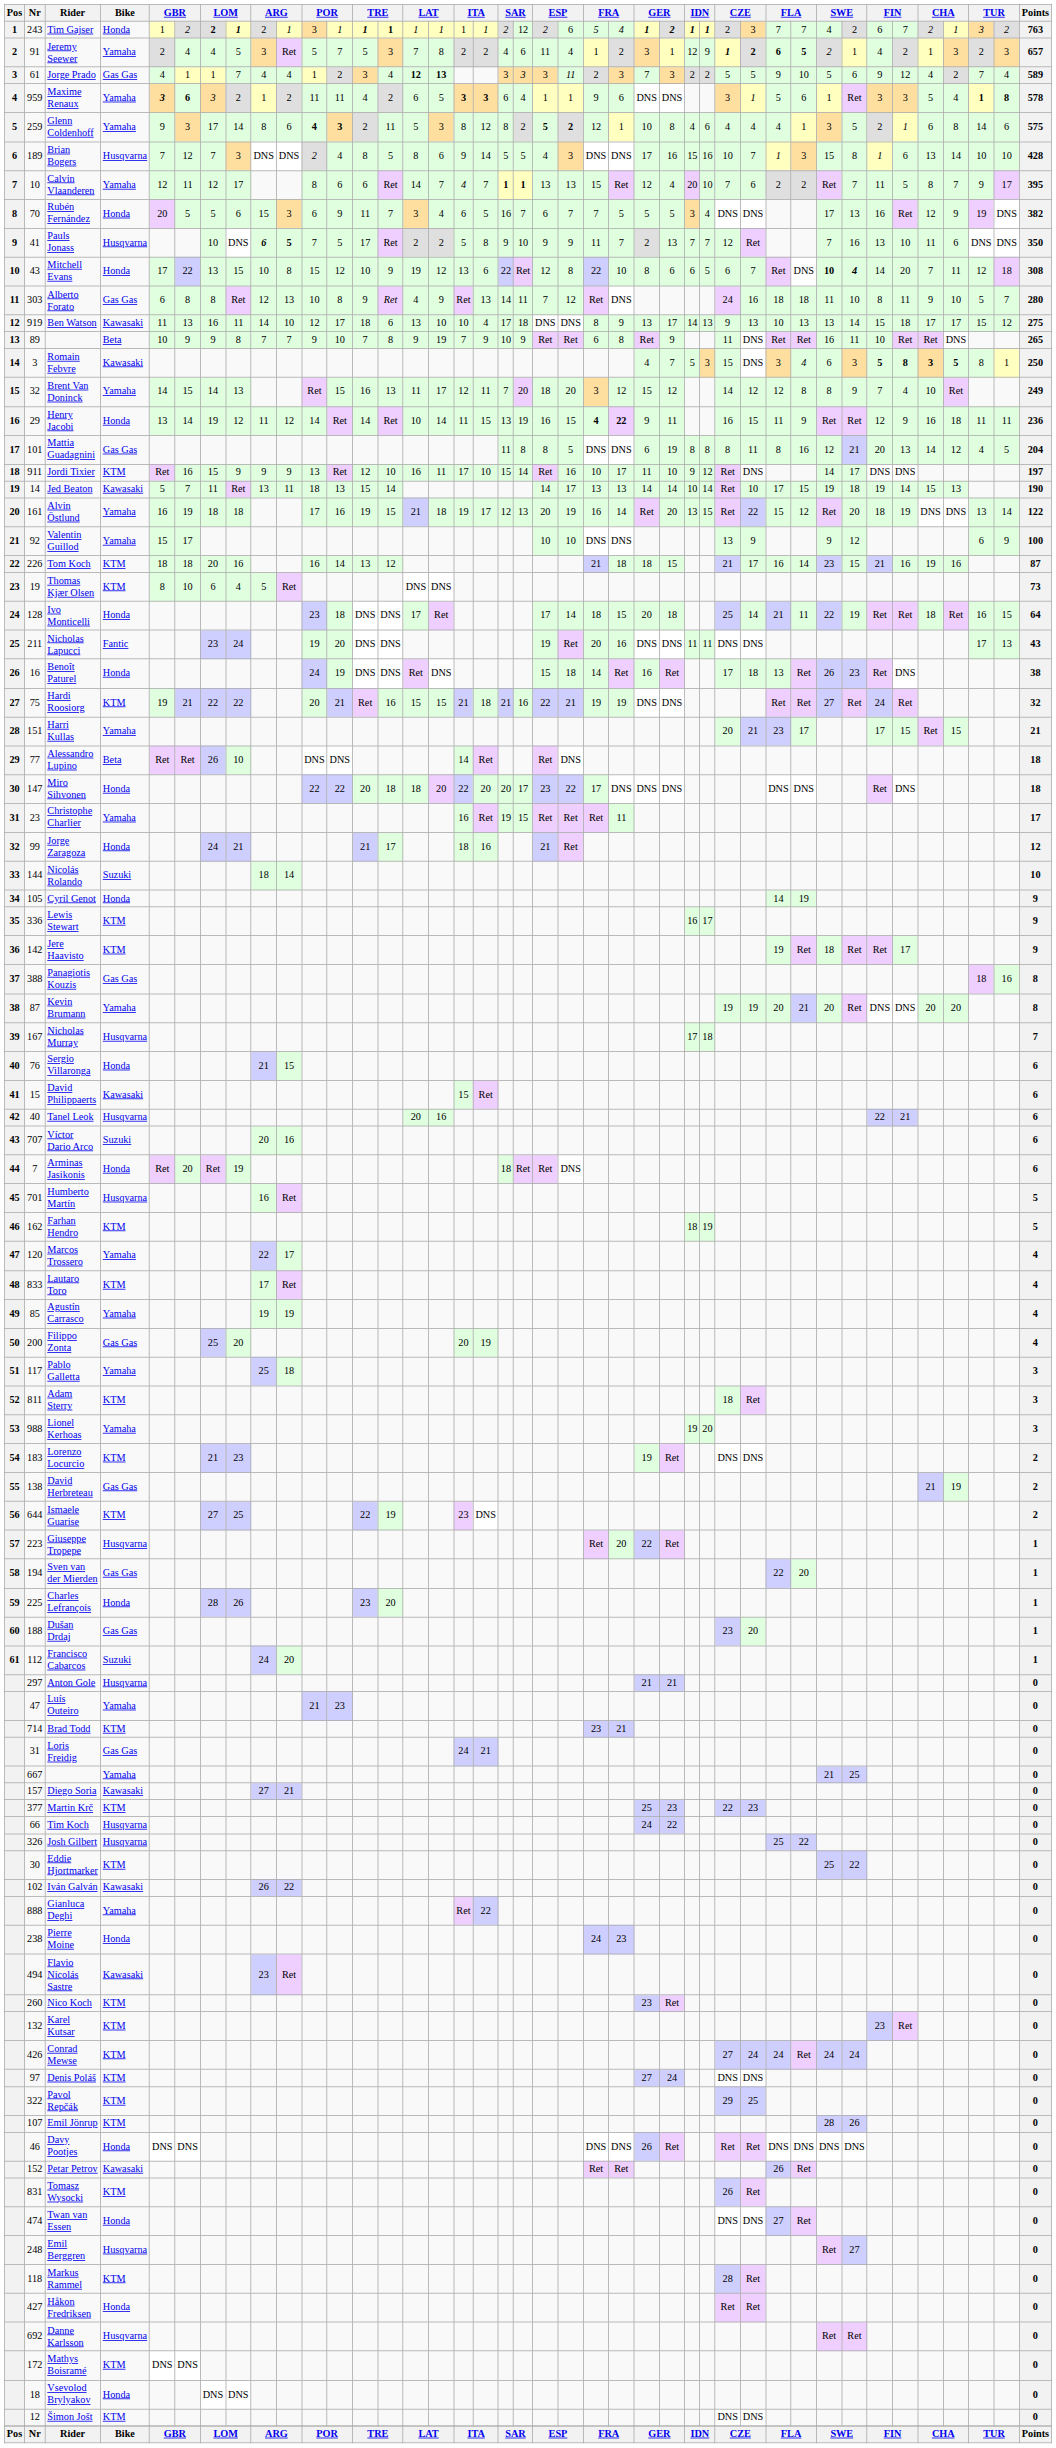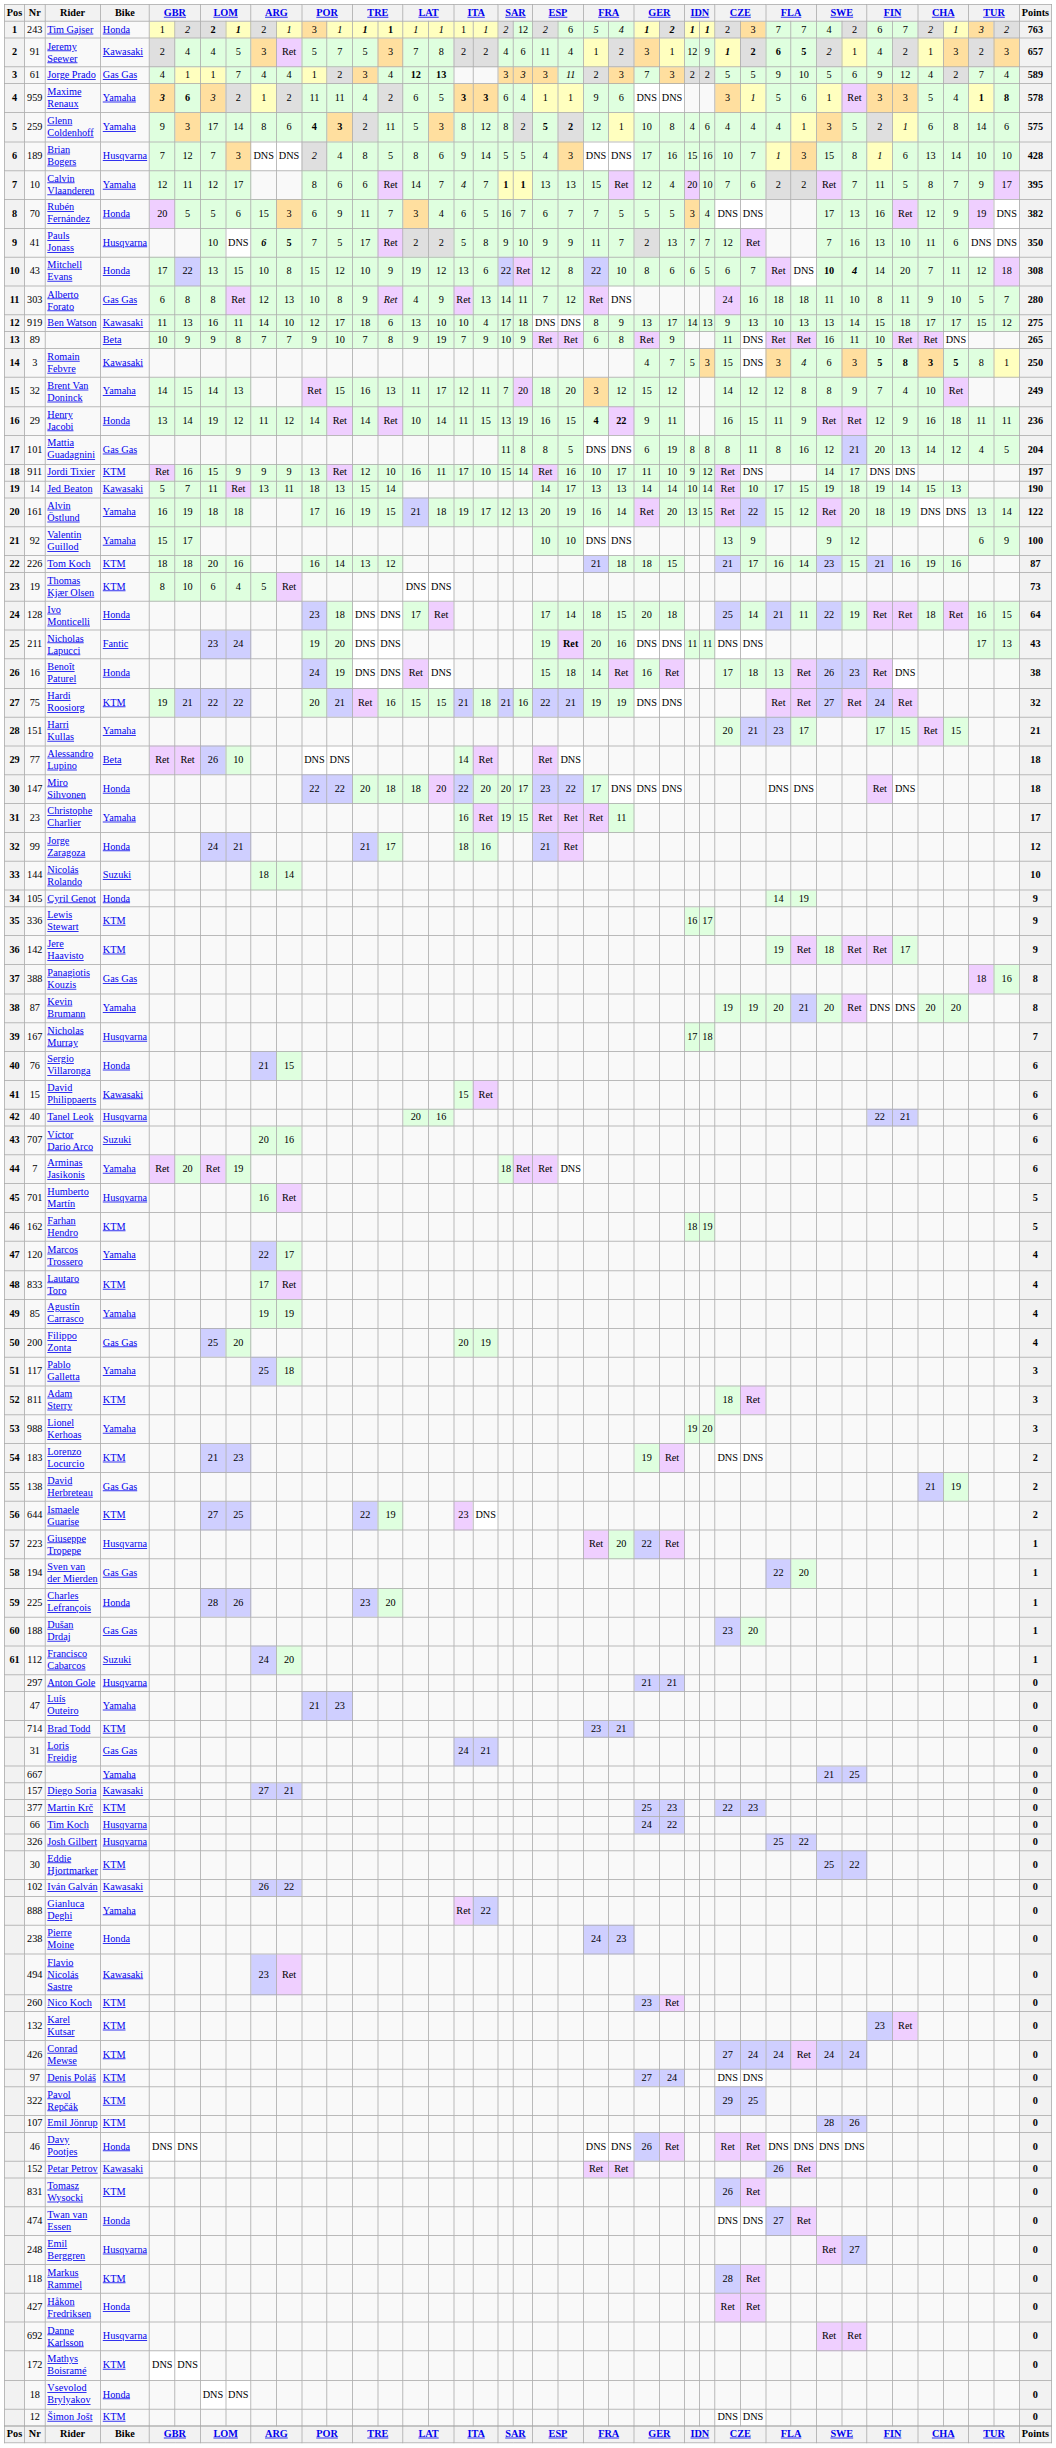(119, 52) Yamaha -> (123, 52) Kawasaki
(571, 644) normal -> (571, 644) bold
(116, 1169) Honda -> (119, 1169) Yamaha
